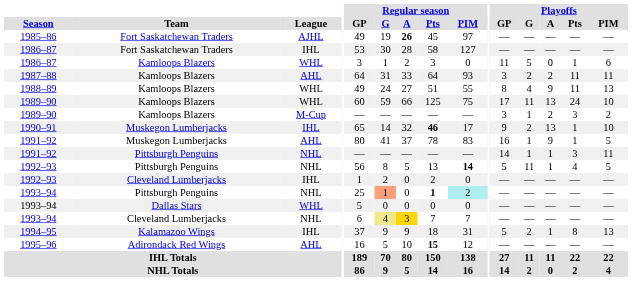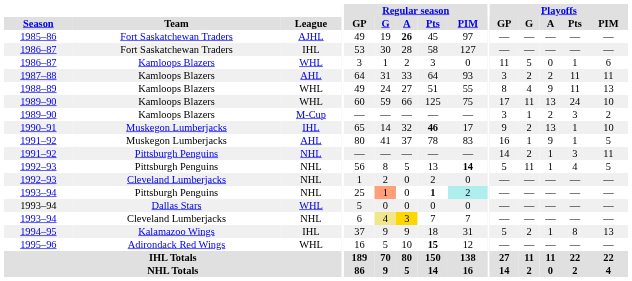(529, 153) 1 -> (529, 153) 2
(311, 179) IHL -> (311, 179) NHL
(311, 244) AHL -> (311, 244) WHL
